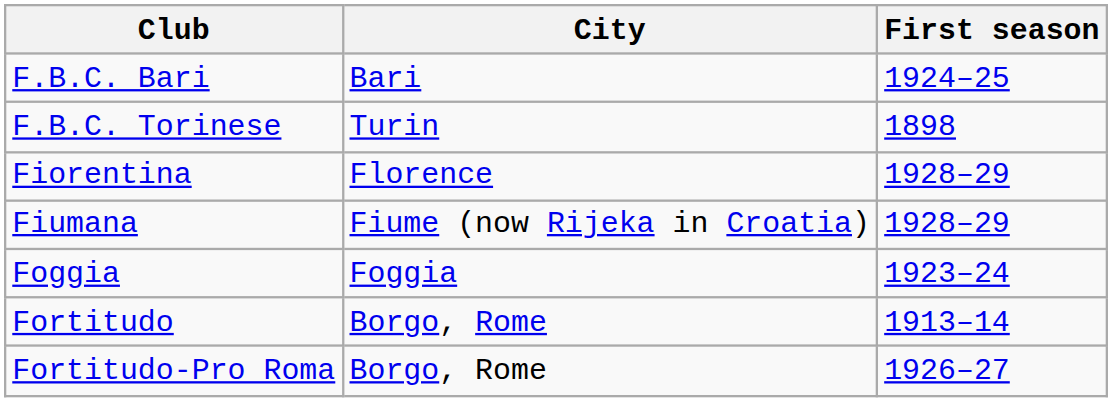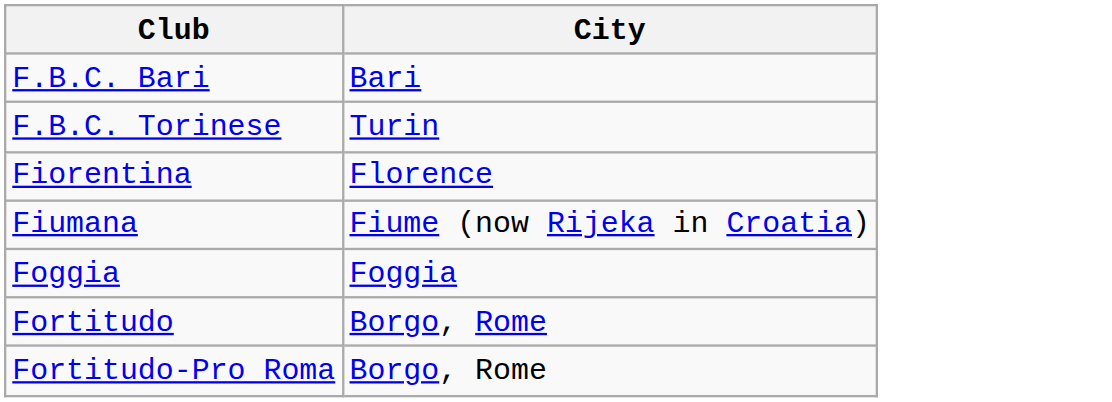- column: (992, 30)
